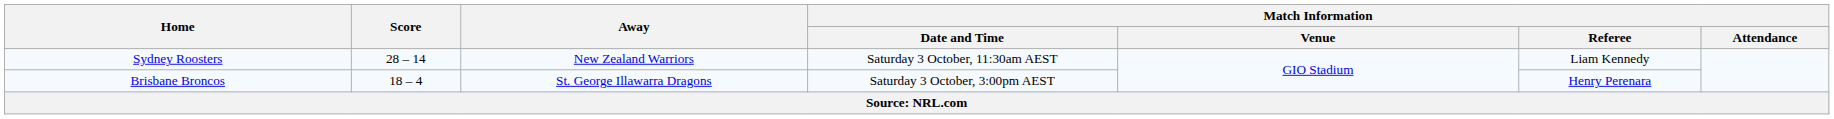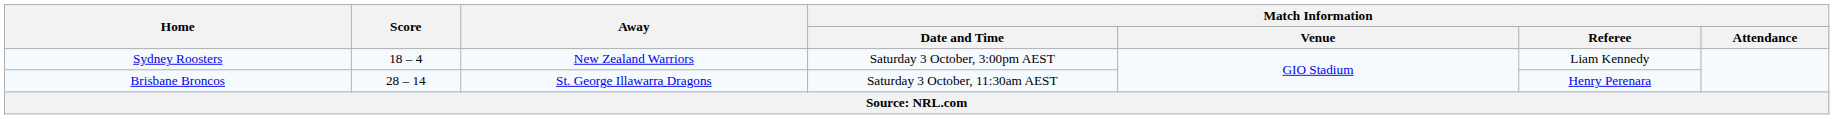(406, 59) 28 – 14 -> (406, 59) 18 – 4
(962, 59) Saturday 3 October, 11:30am AEST -> (962, 59) Saturday 3 October, 3:00pm AEST
(406, 81) 18 – 4 -> (406, 81) 28 – 14
(962, 81) Saturday 3 October, 3:00pm AEST -> (962, 81) Saturday 3 October, 11:30am AEST
